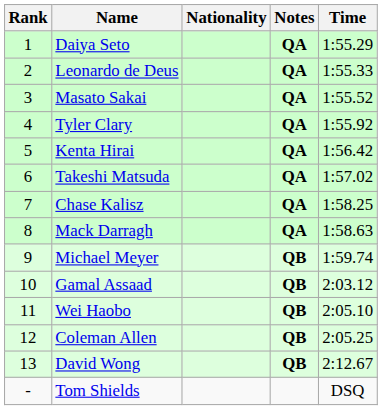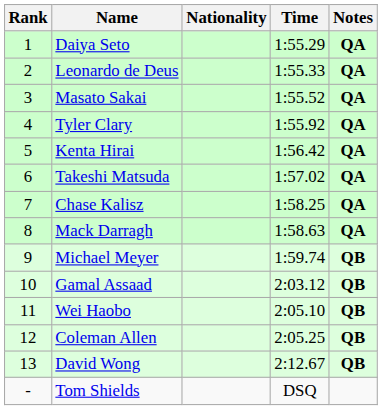columns swapped: (348, 17) <-> (294, 17)
